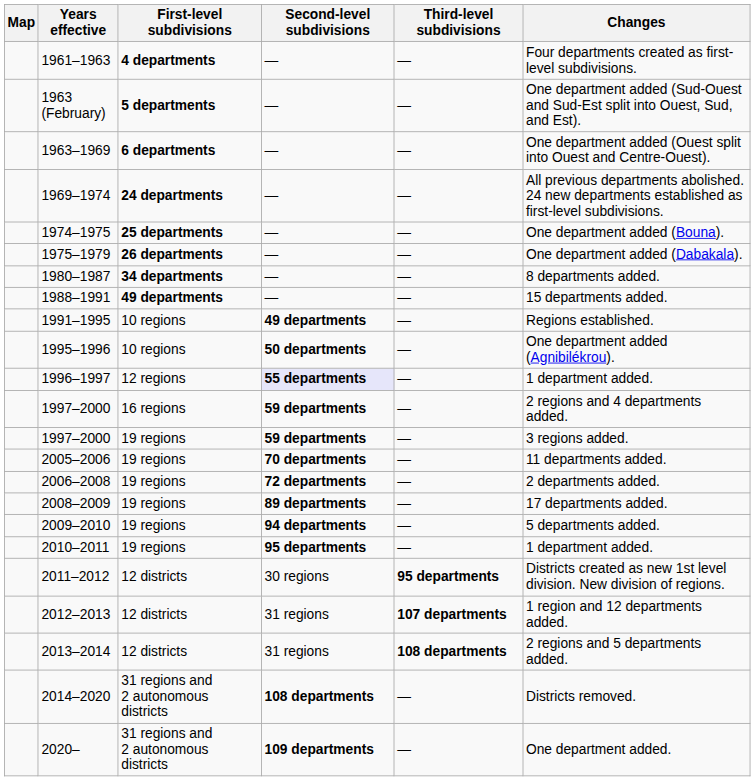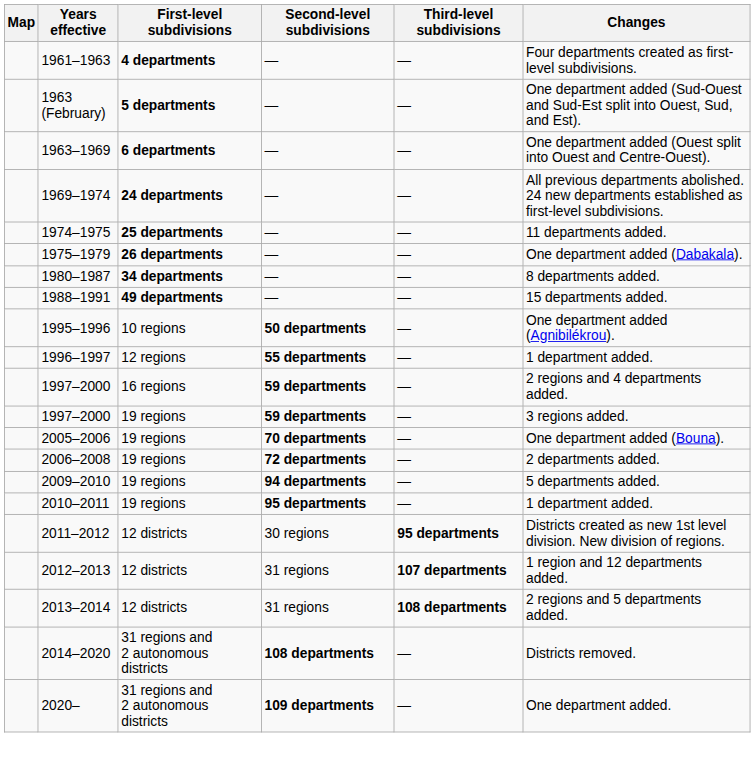(625, 232) One department added (Bouna). -> (596, 232) 11 departments added.
- row: (76, 320)
(315, 379) lavender background -> (315, 357) no background
(596, 460) 11 departments added. -> (625, 438) One department added (Bouna).
- row: (76, 503)
